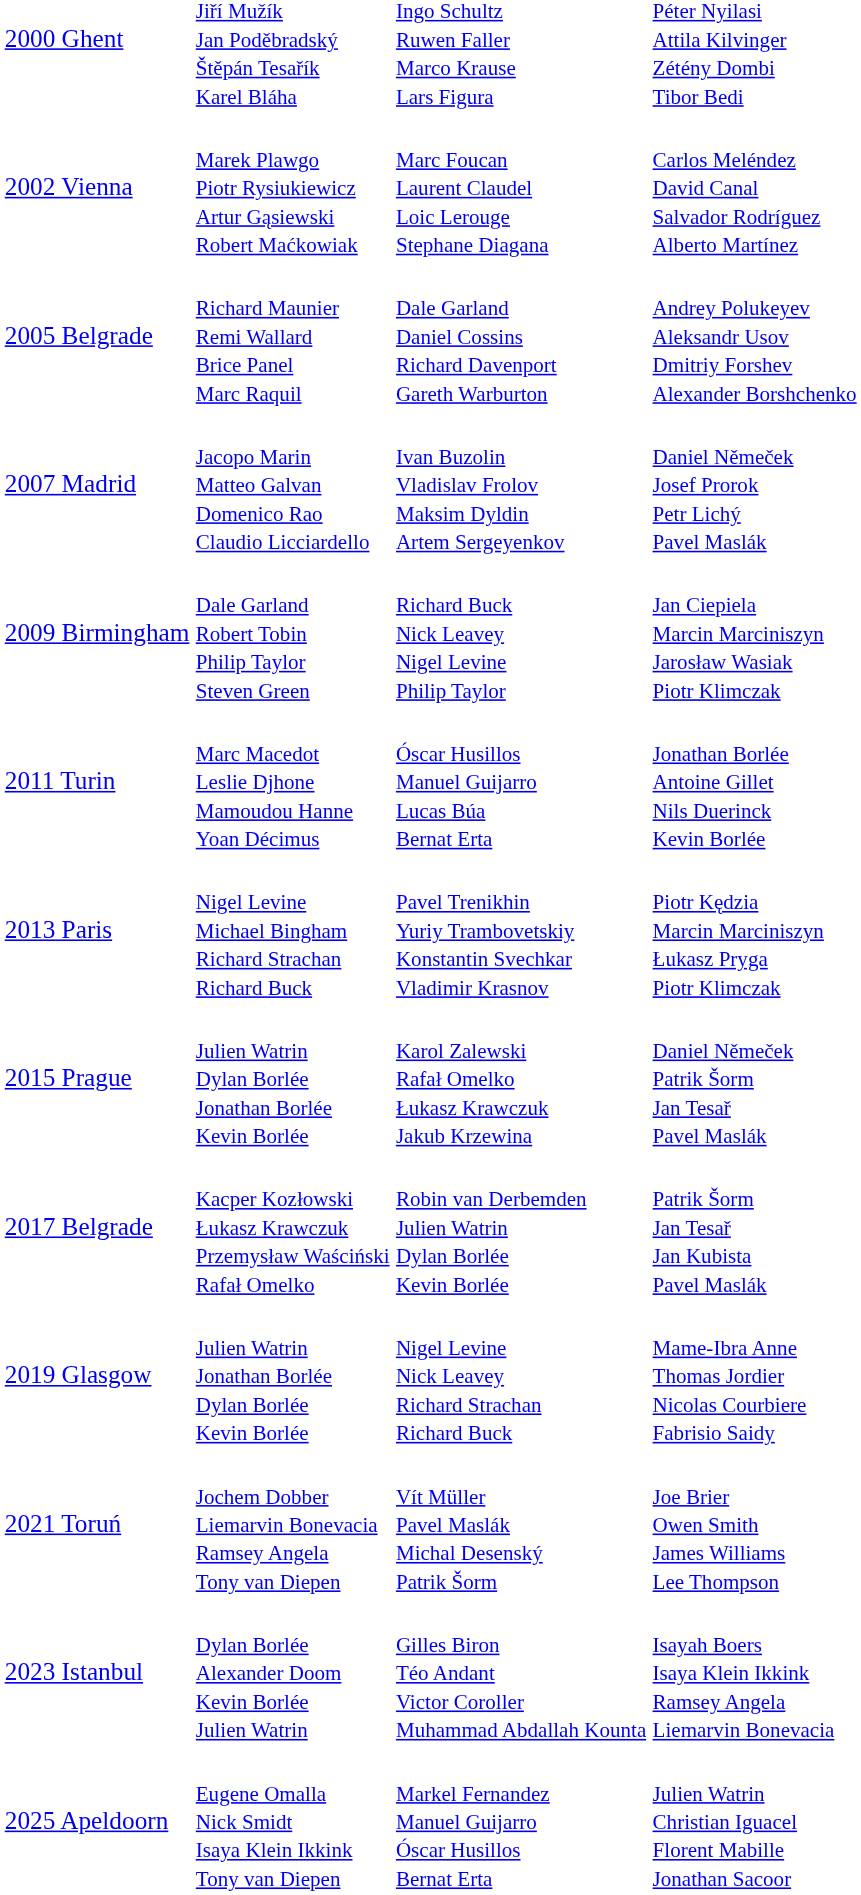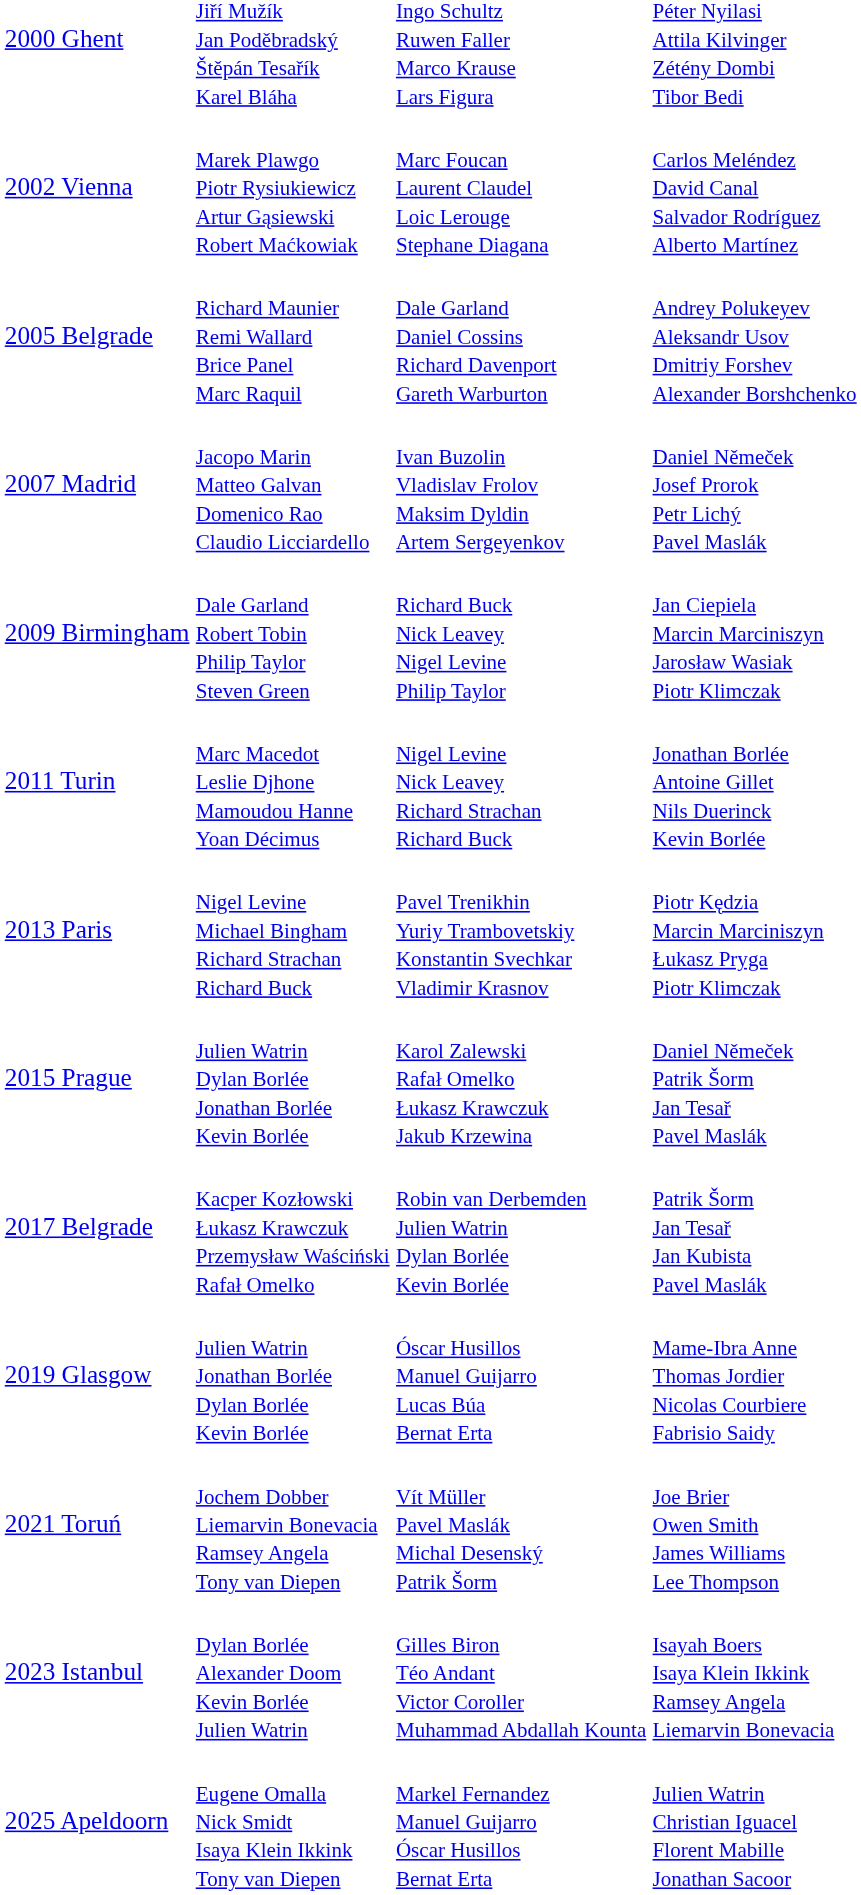(466, 796) Óscar Husillos Manuel Guijarro Lucas Búa Bernat Erta -> (469, 796) Nigel Levine Nick Leavey Richard Strachan Richard Buck
(469, 1391) Nigel Levine Nick Leavey Richard Strachan Richard Buck -> (466, 1391) Óscar Husillos Manuel Guijarro Lucas Búa Bernat Erta
